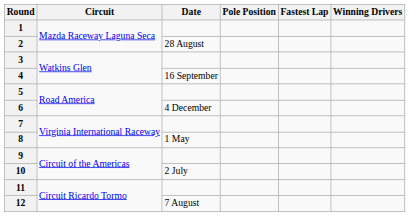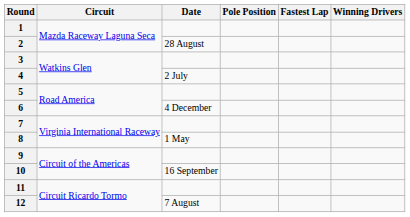(191, 75) 16 September -> (176, 75) 2 July
(176, 171) 2 July -> (191, 171) 16 September
